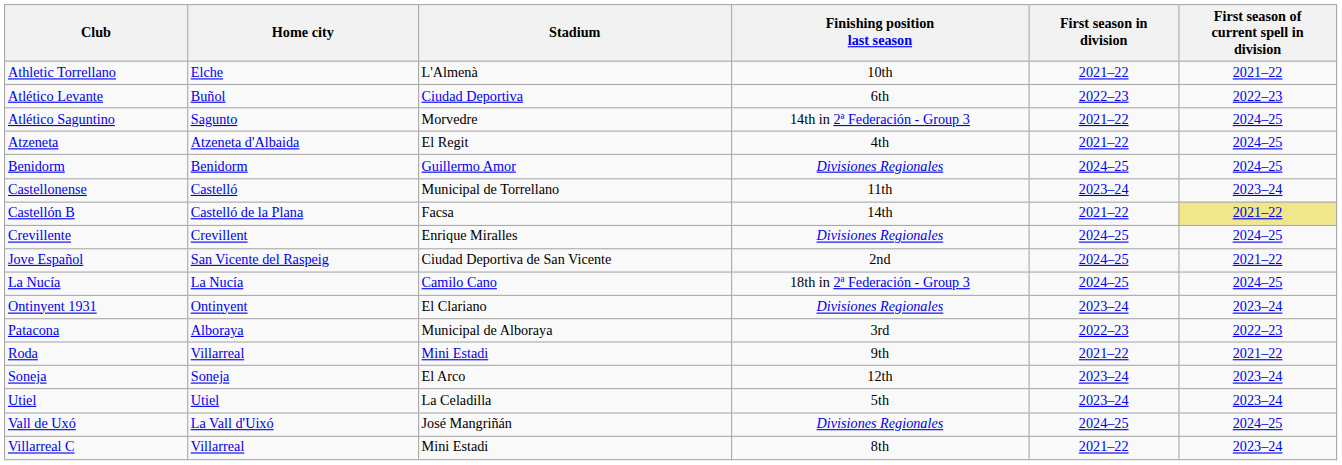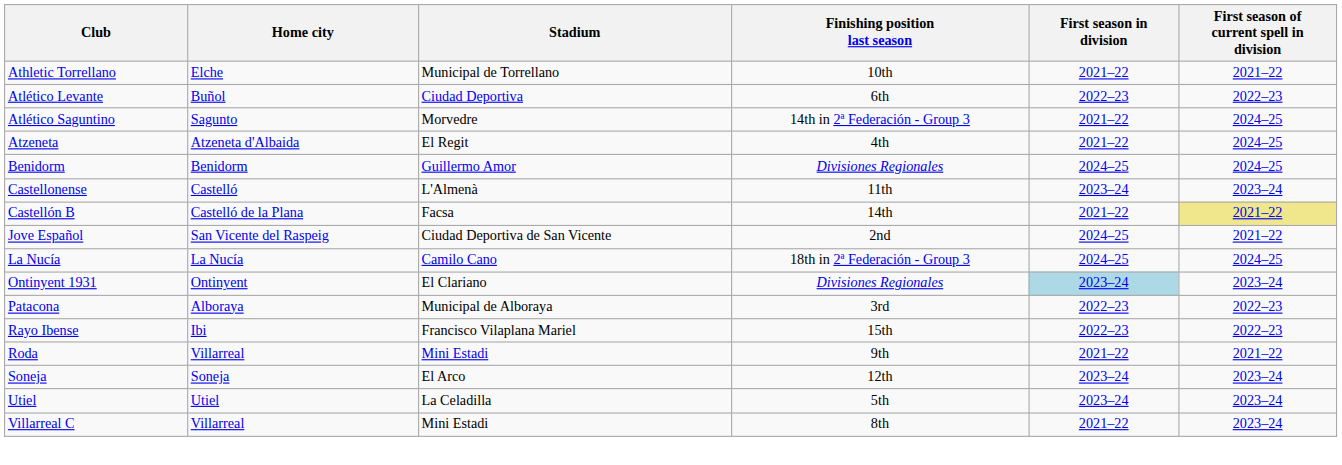(450, 72) L'Almenà -> (490, 72) Municipal de Torrellano
(490, 189) Municipal de Torrellano -> (450, 189) L'Almenà
- row: (39, 236)
(1104, 306) no background -> (1104, 283) lightblue background
+ row: (43, 330)
- row: (42, 423)
